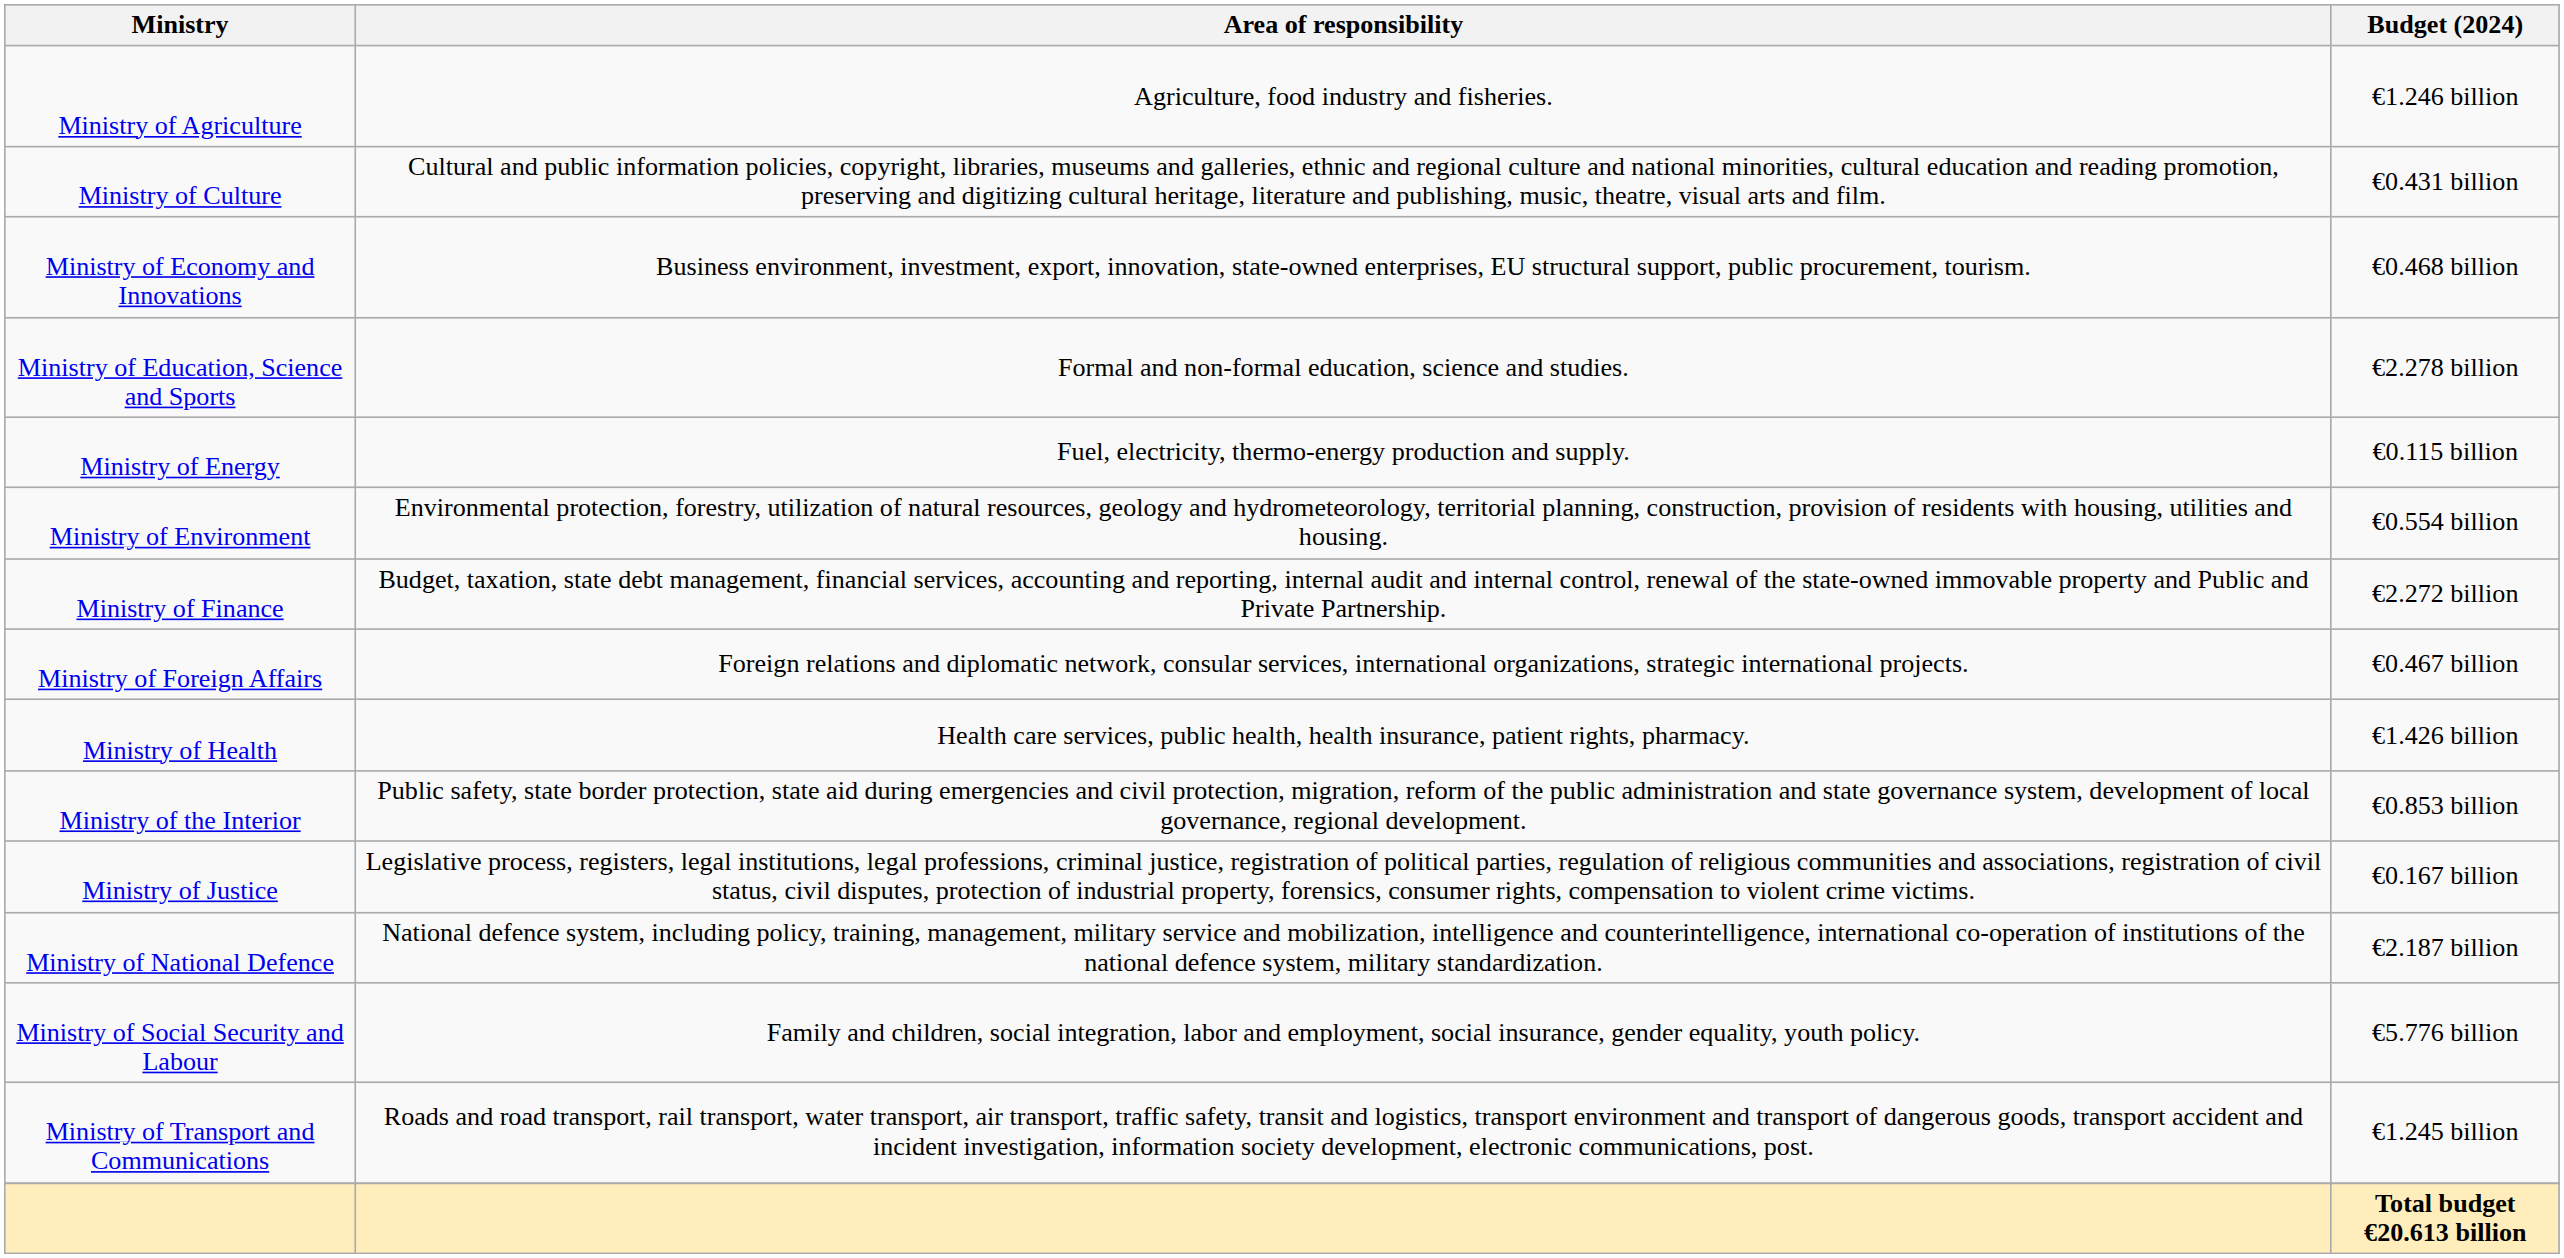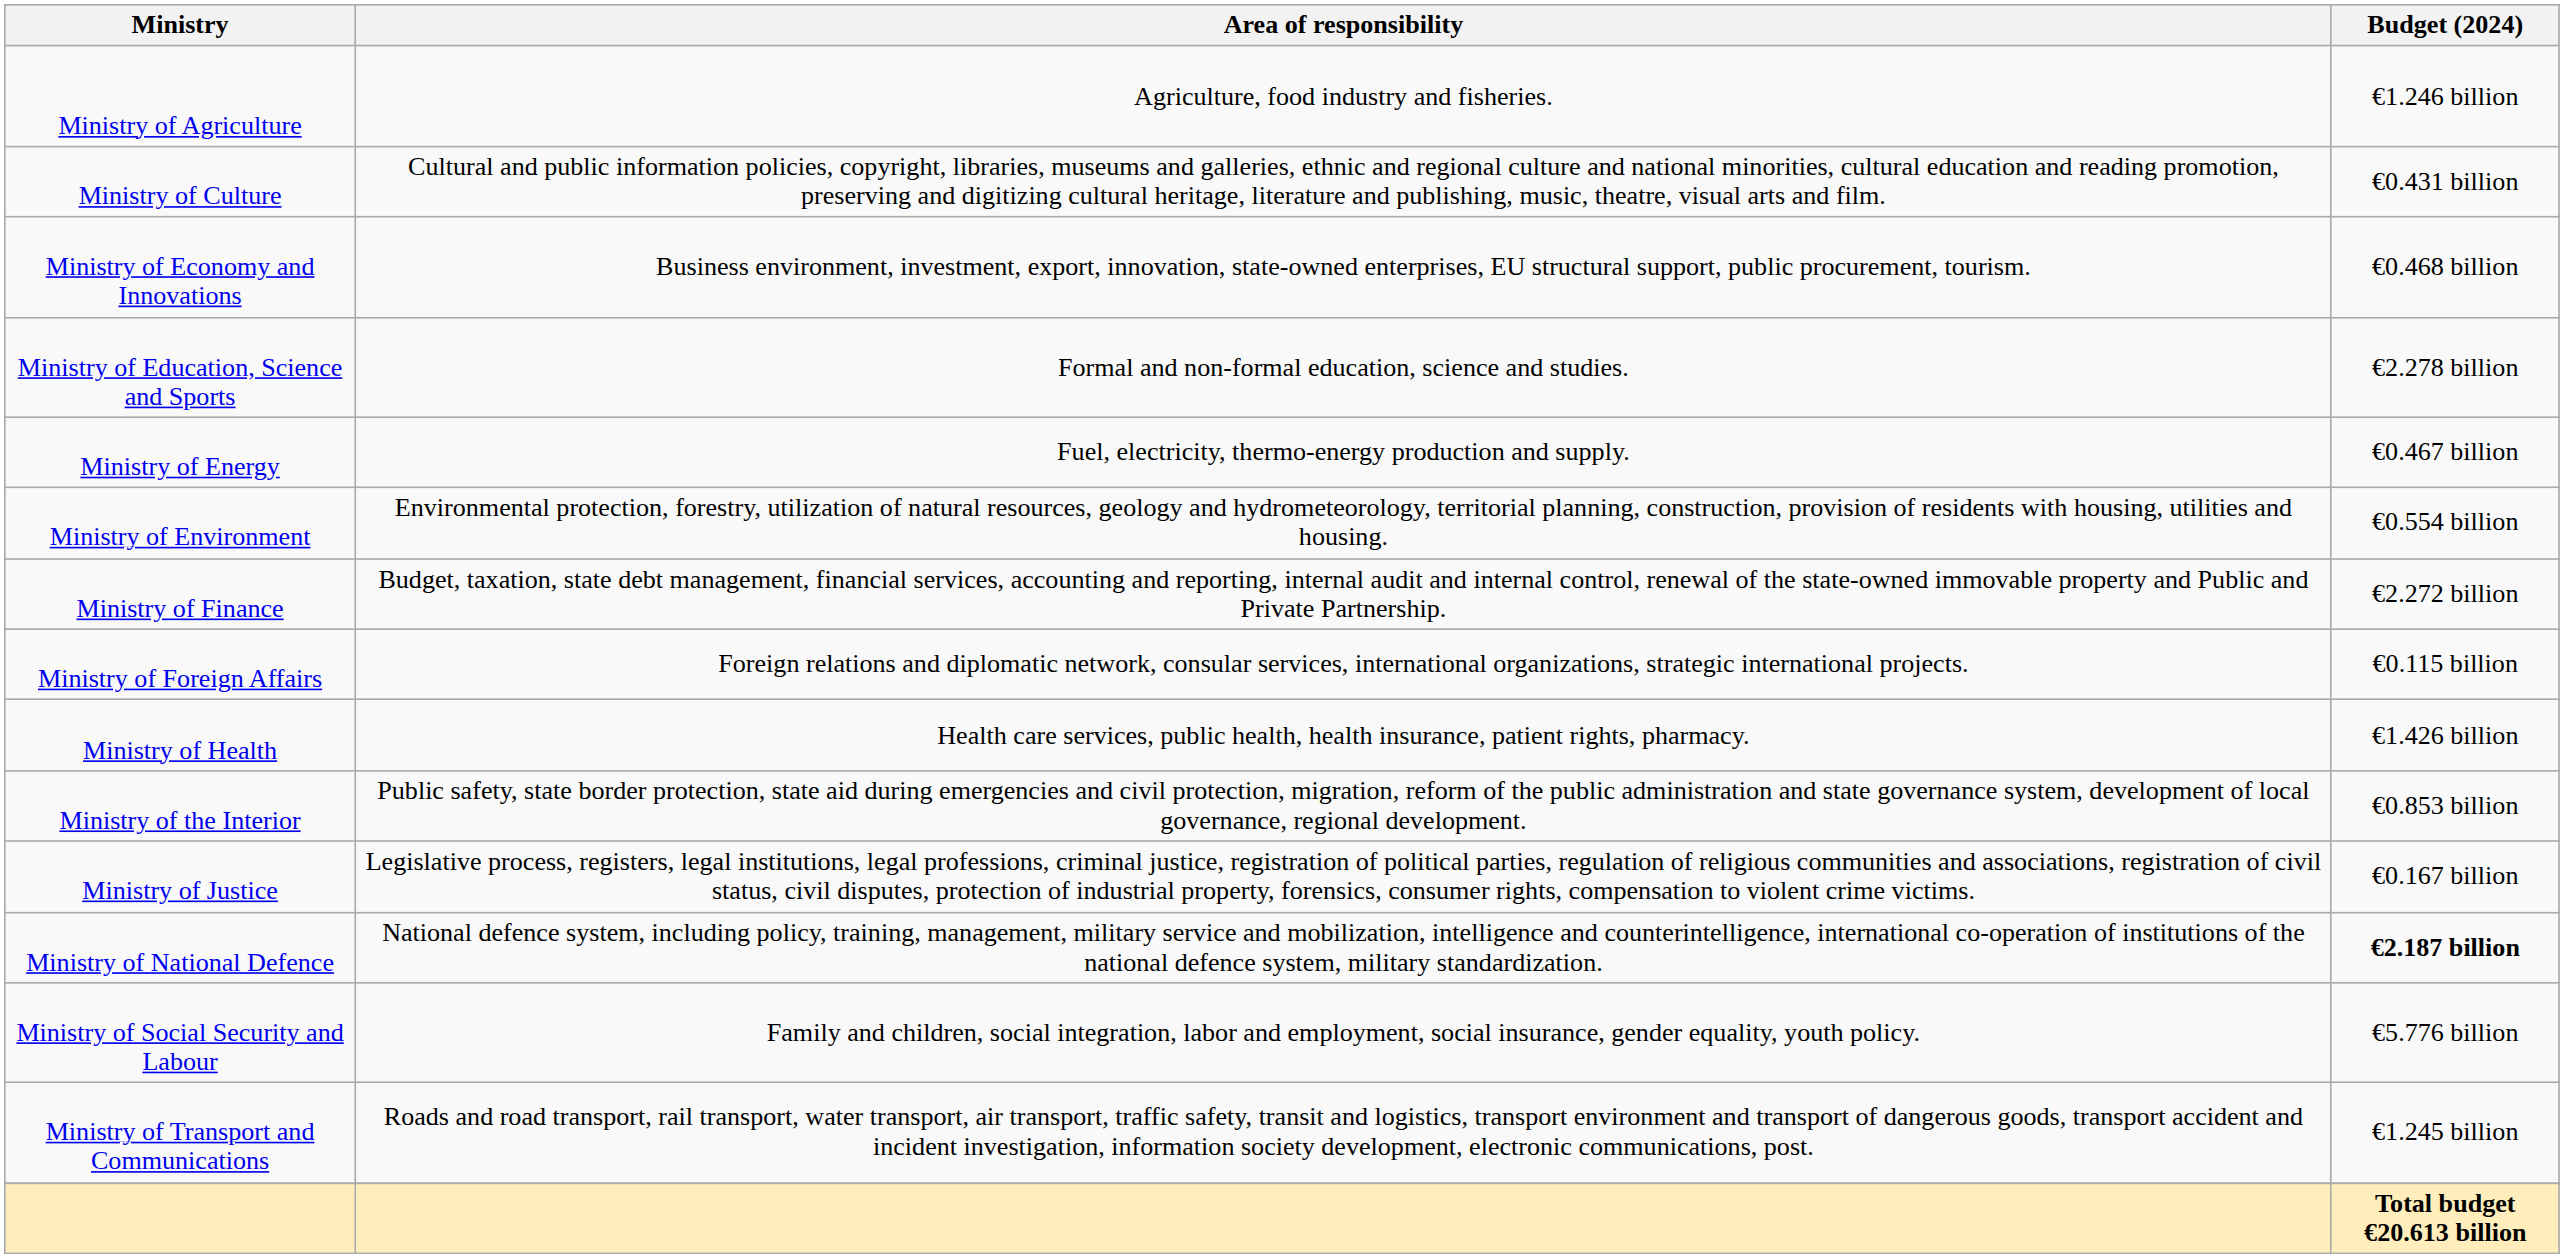(2445, 452) €0.115 billion -> (2445, 452) €0.467 billion
(2445, 664) €0.467 billion -> (2445, 664) €0.115 billion
(2445, 946) normal -> (2445, 946) bold
